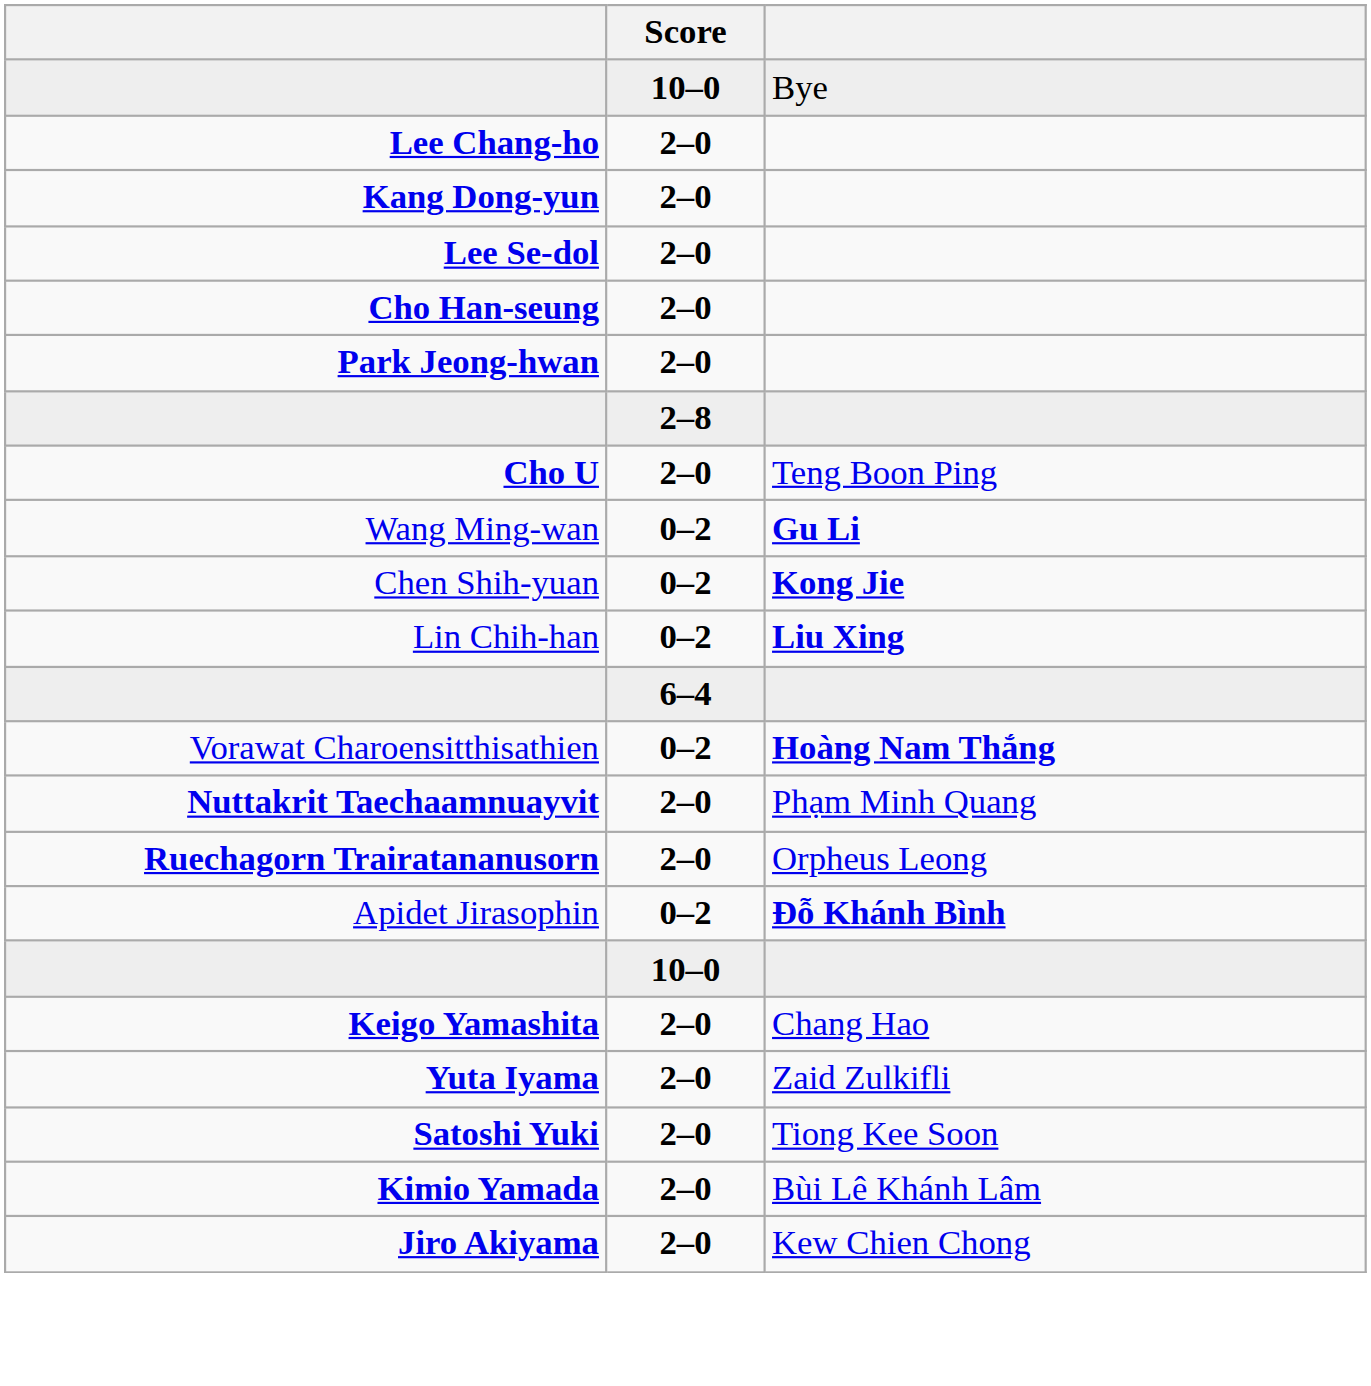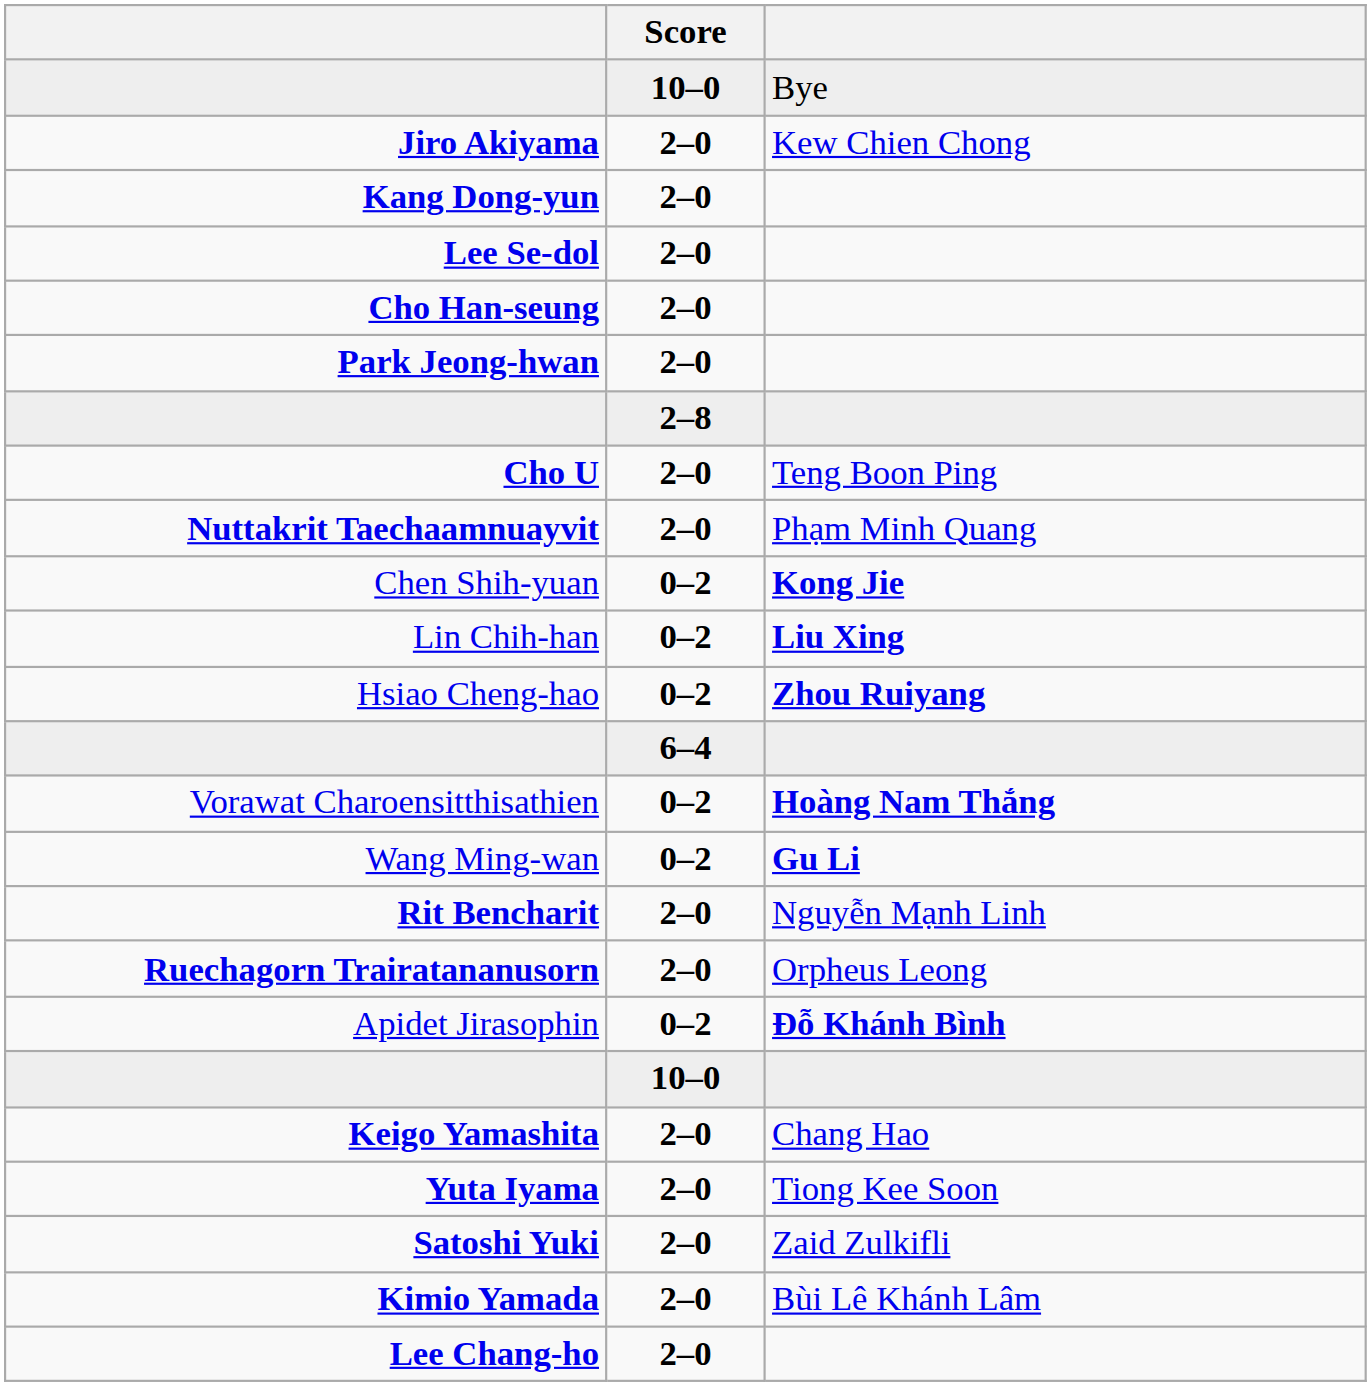rows swapped: (494, 142) <-> (499, 1243)
rows swapped: (482, 527) <-> (393, 802)
+ row: (478, 692)
+ row: (498, 913)
(861, 1078) Zaid Zulkifli -> (885, 1188) Tiong Kee Soon
(885, 1133) Tiong Kee Soon -> (861, 1243) Zaid Zulkifli
